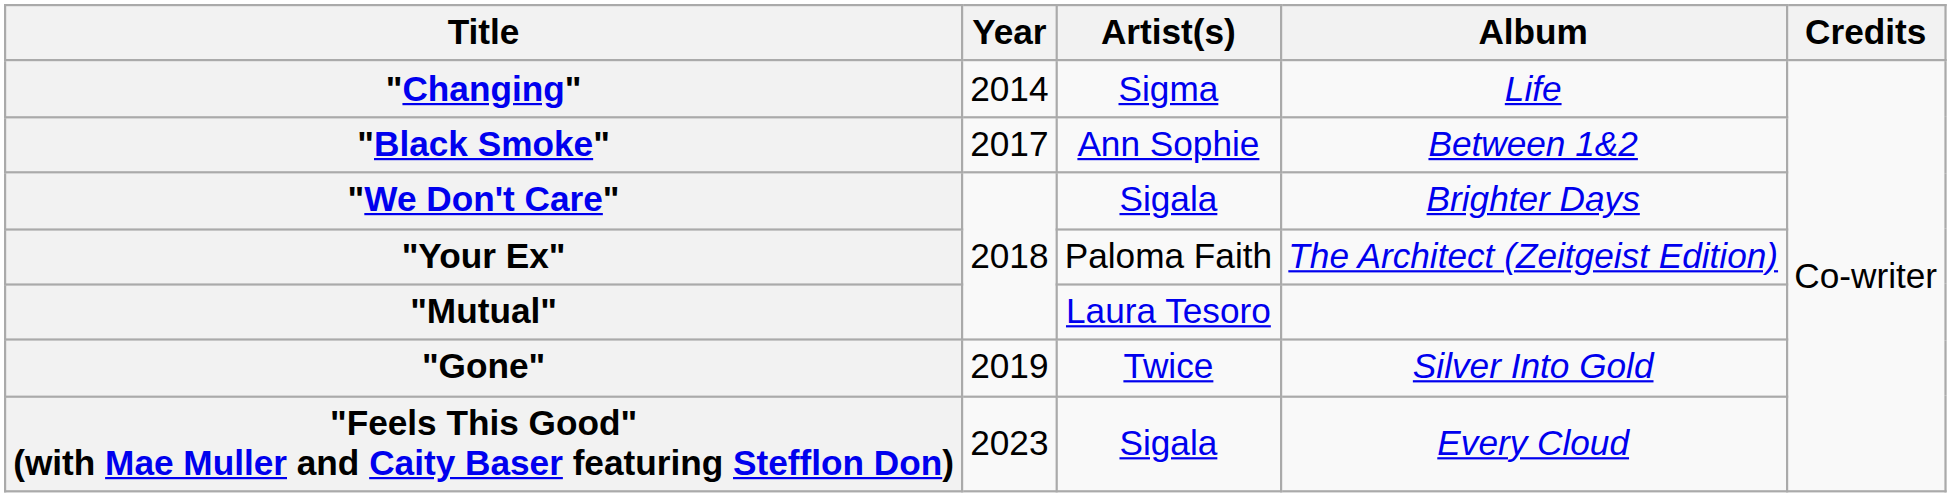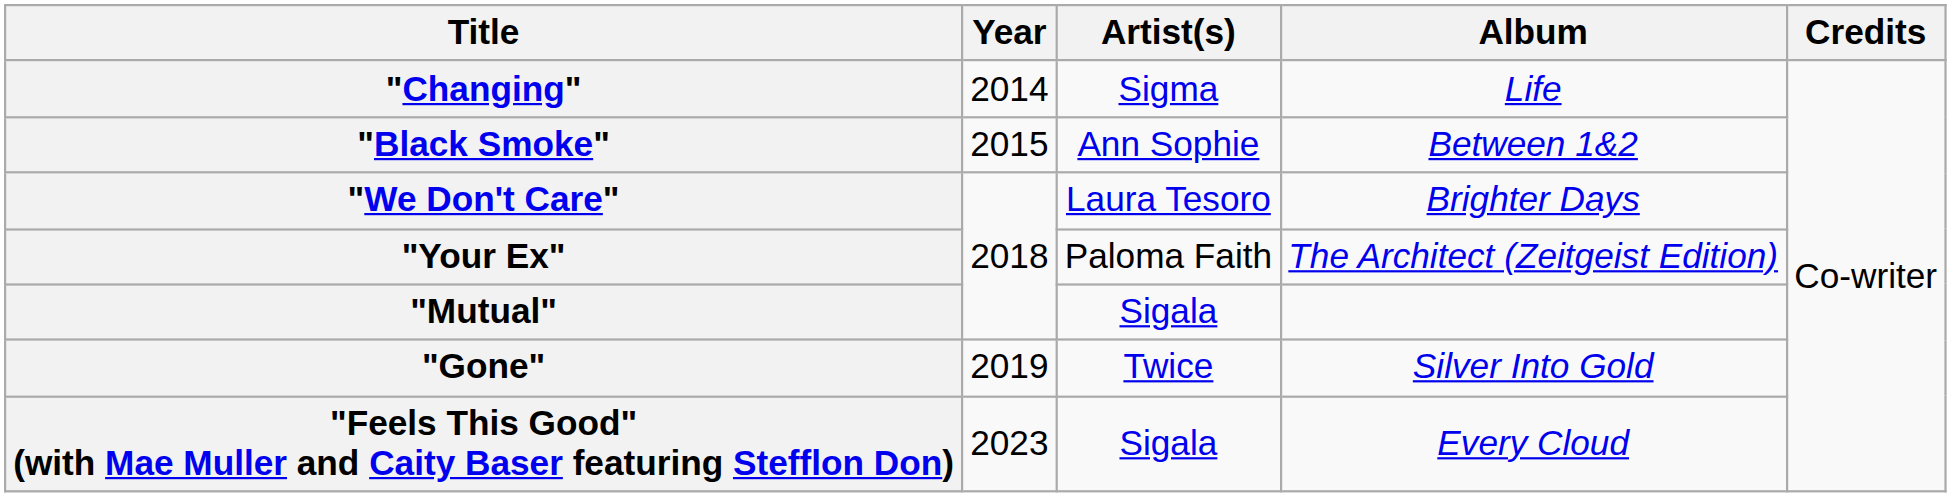(1009, 144) 2017 -> (1009, 144) 2015
(1168, 199) Sigala -> (1168, 199) Laura Tesoro
(1168, 311) Laura Tesoro -> (1168, 311) Sigala
